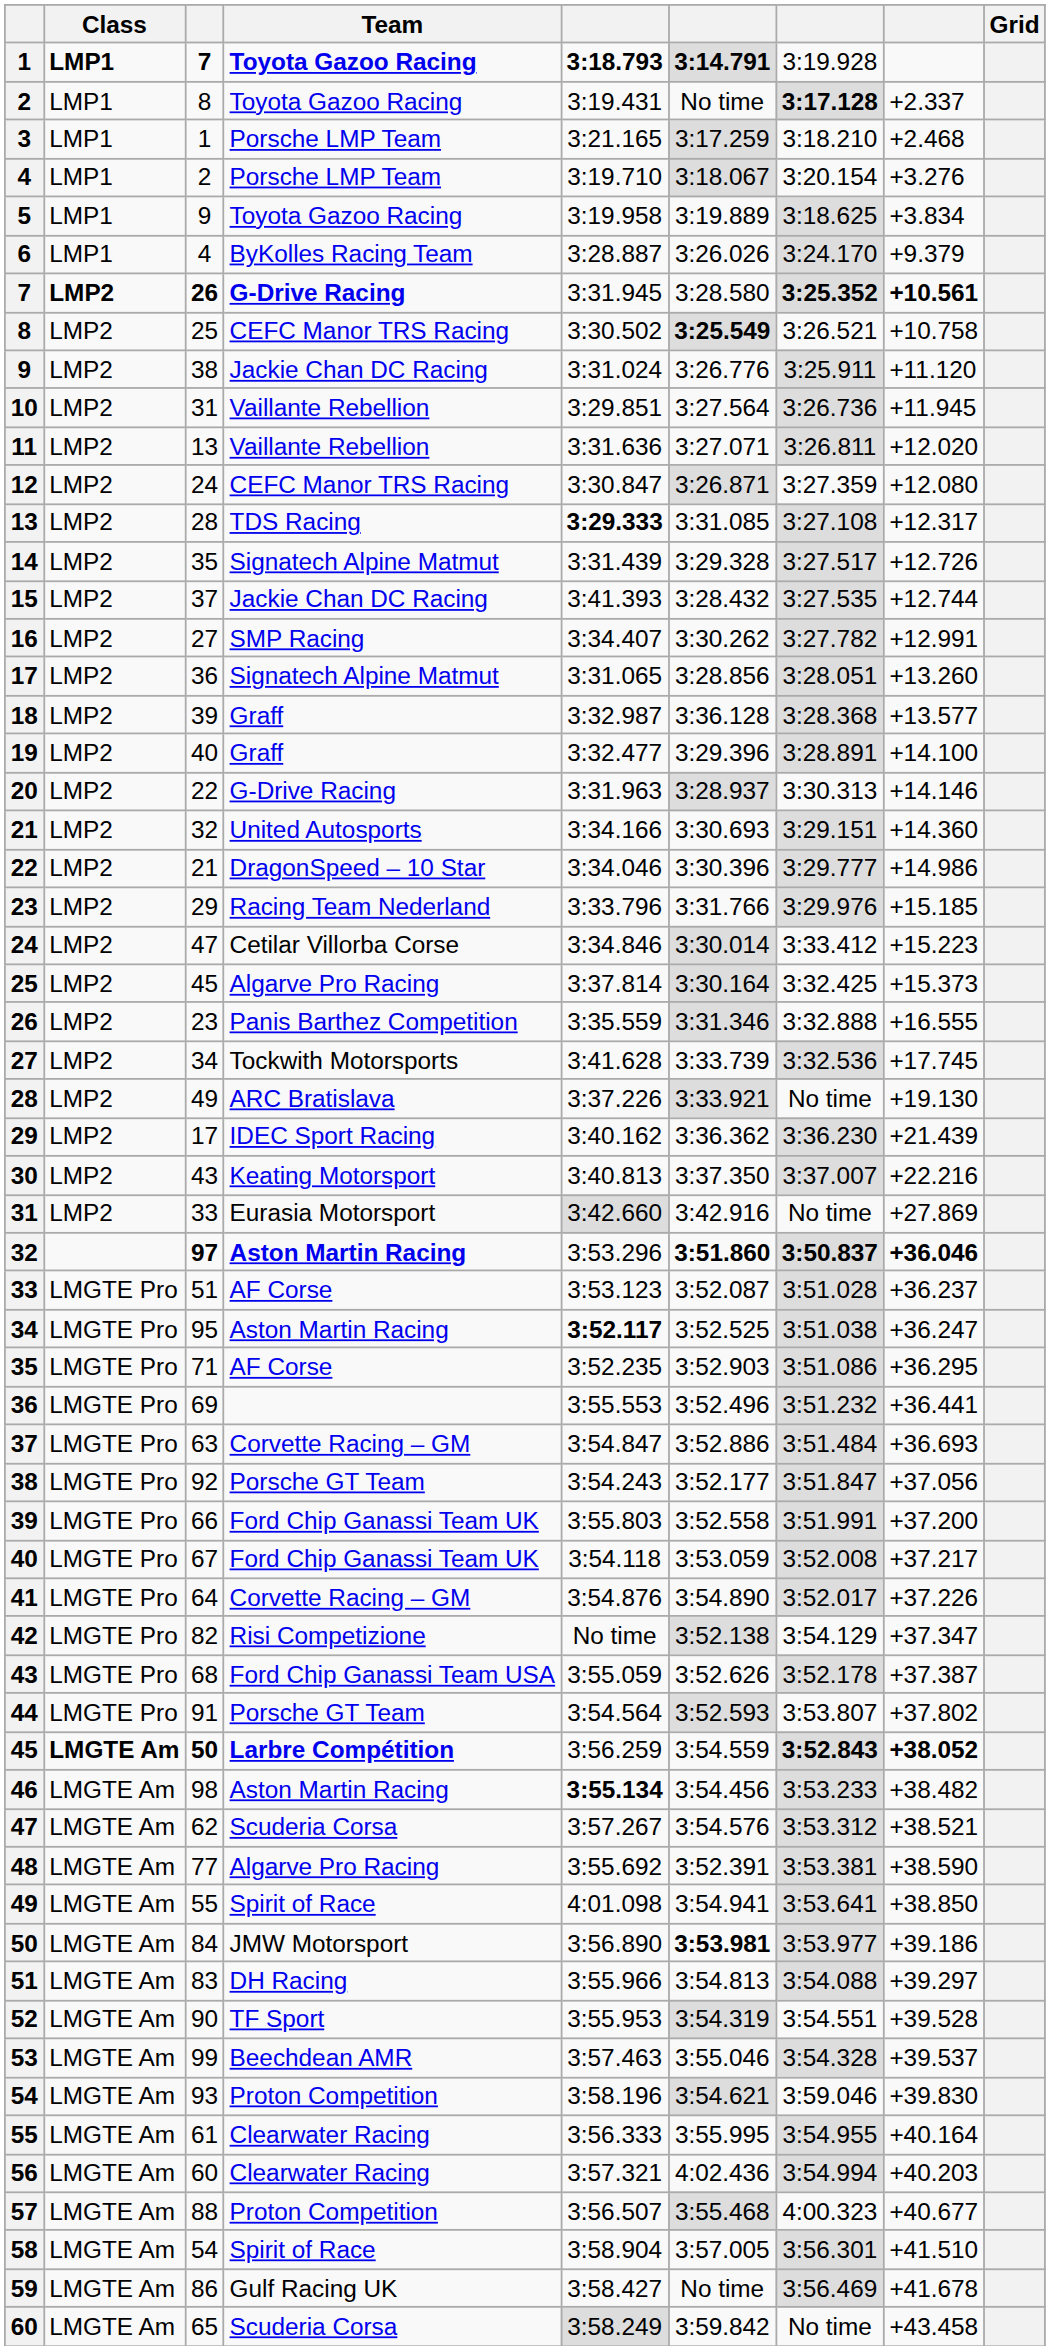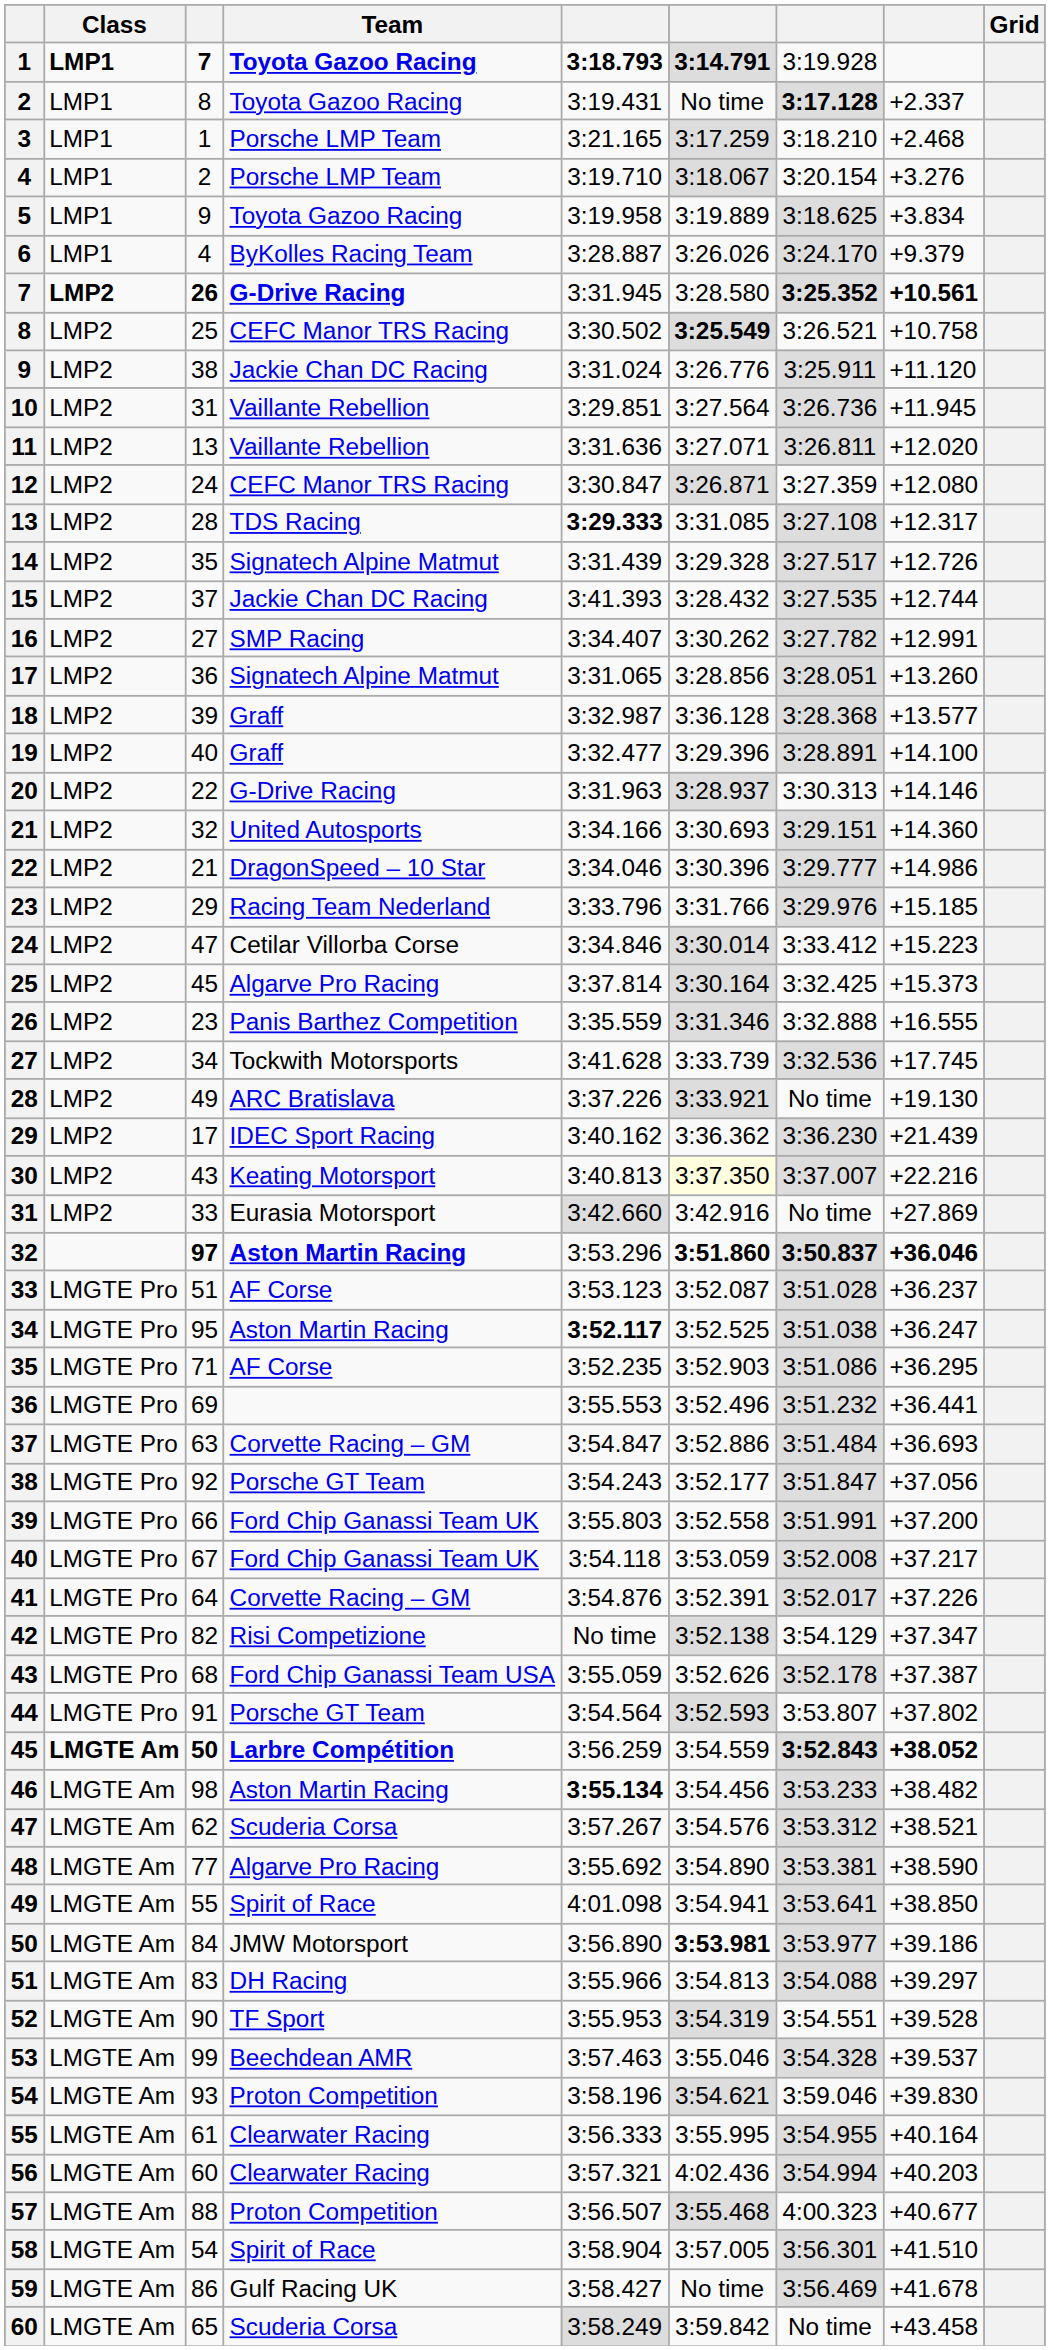(722, 1175) no background -> (722, 1175) lightyellow background
(722, 1597) 3:54.890 -> (722, 1597) 3:52.391
(722, 1866) 3:52.391 -> (722, 1866) 3:54.890
